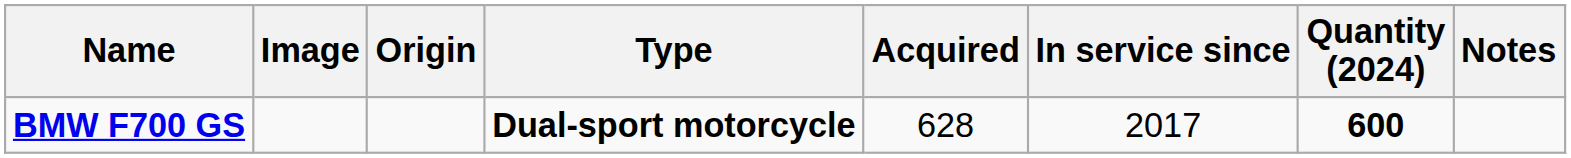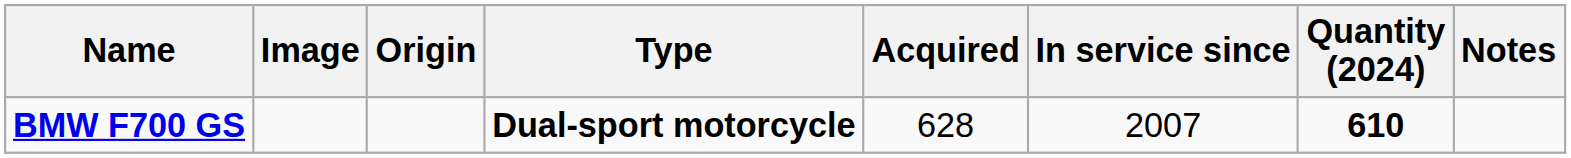(1163, 124) 2017 -> (1163, 124) 2007
(1376, 124) 600 -> (1376, 124) 610
